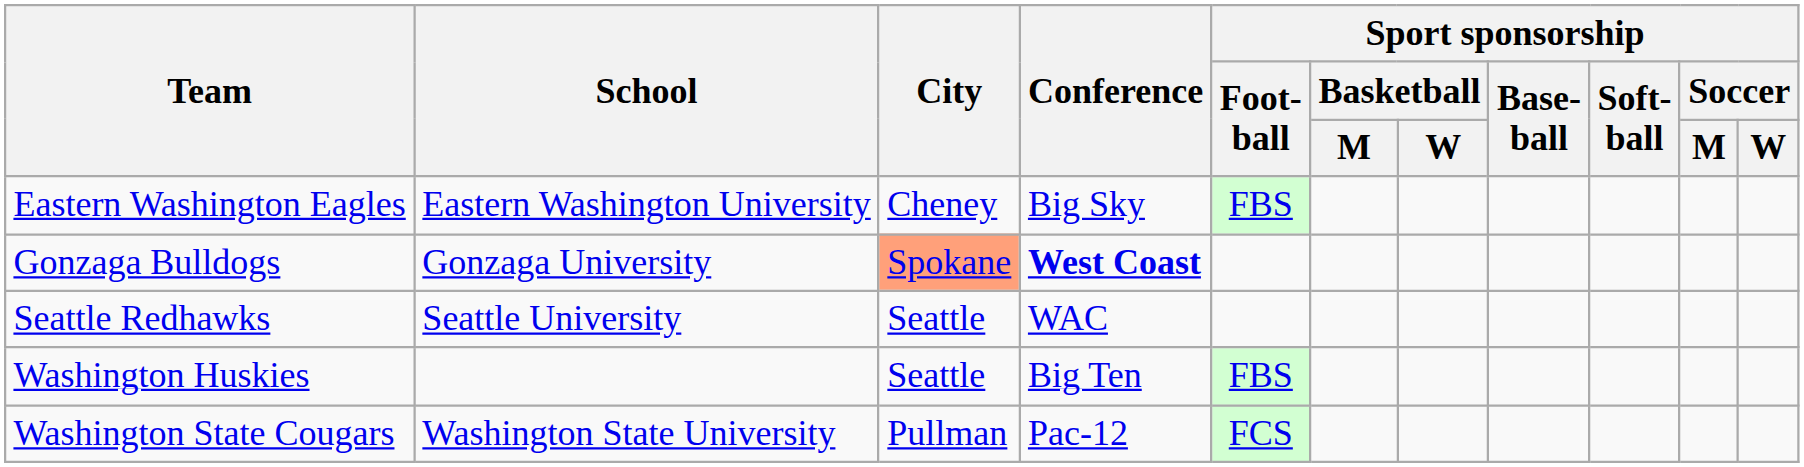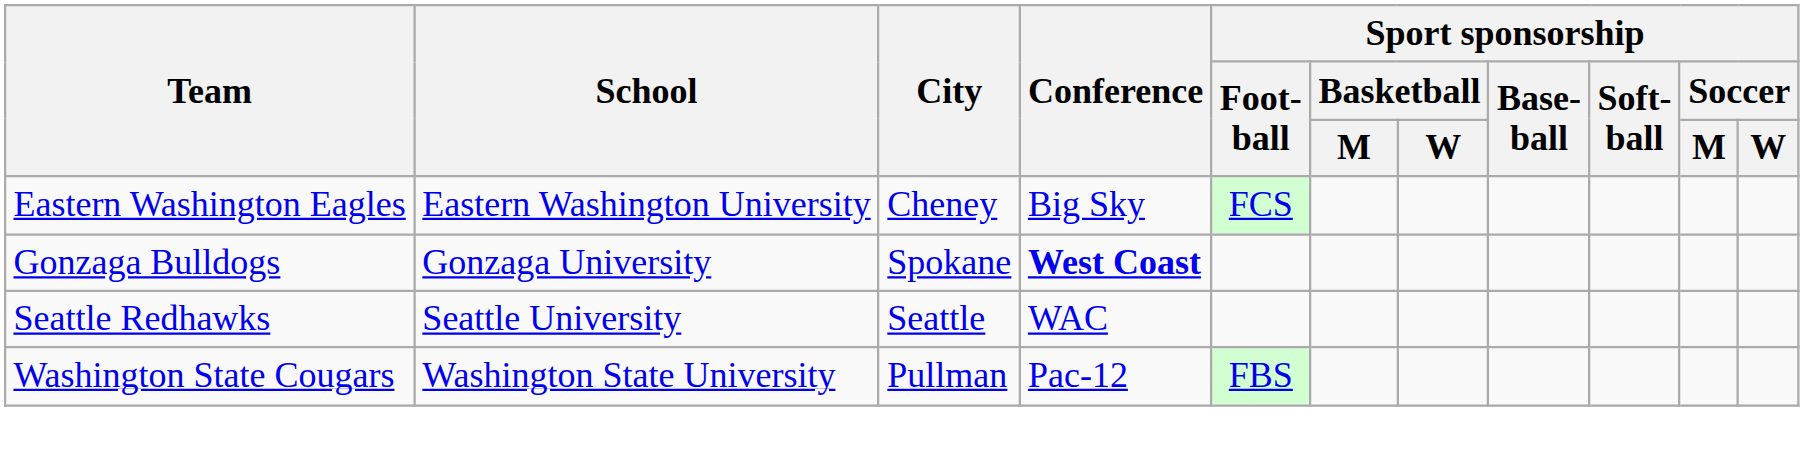(1261, 204) FBS -> (1261, 204) FCS
(949, 261) lightsalmon background -> (949, 261) no background
- row: (161, 375)
(1261, 432) FCS -> (1261, 375) FBS
